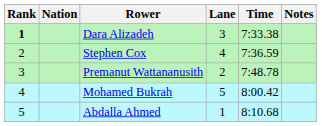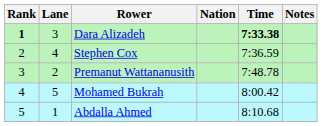columns swapped: (222, 14) <-> (59, 14)
(260, 33) normal -> (260, 33) bold
